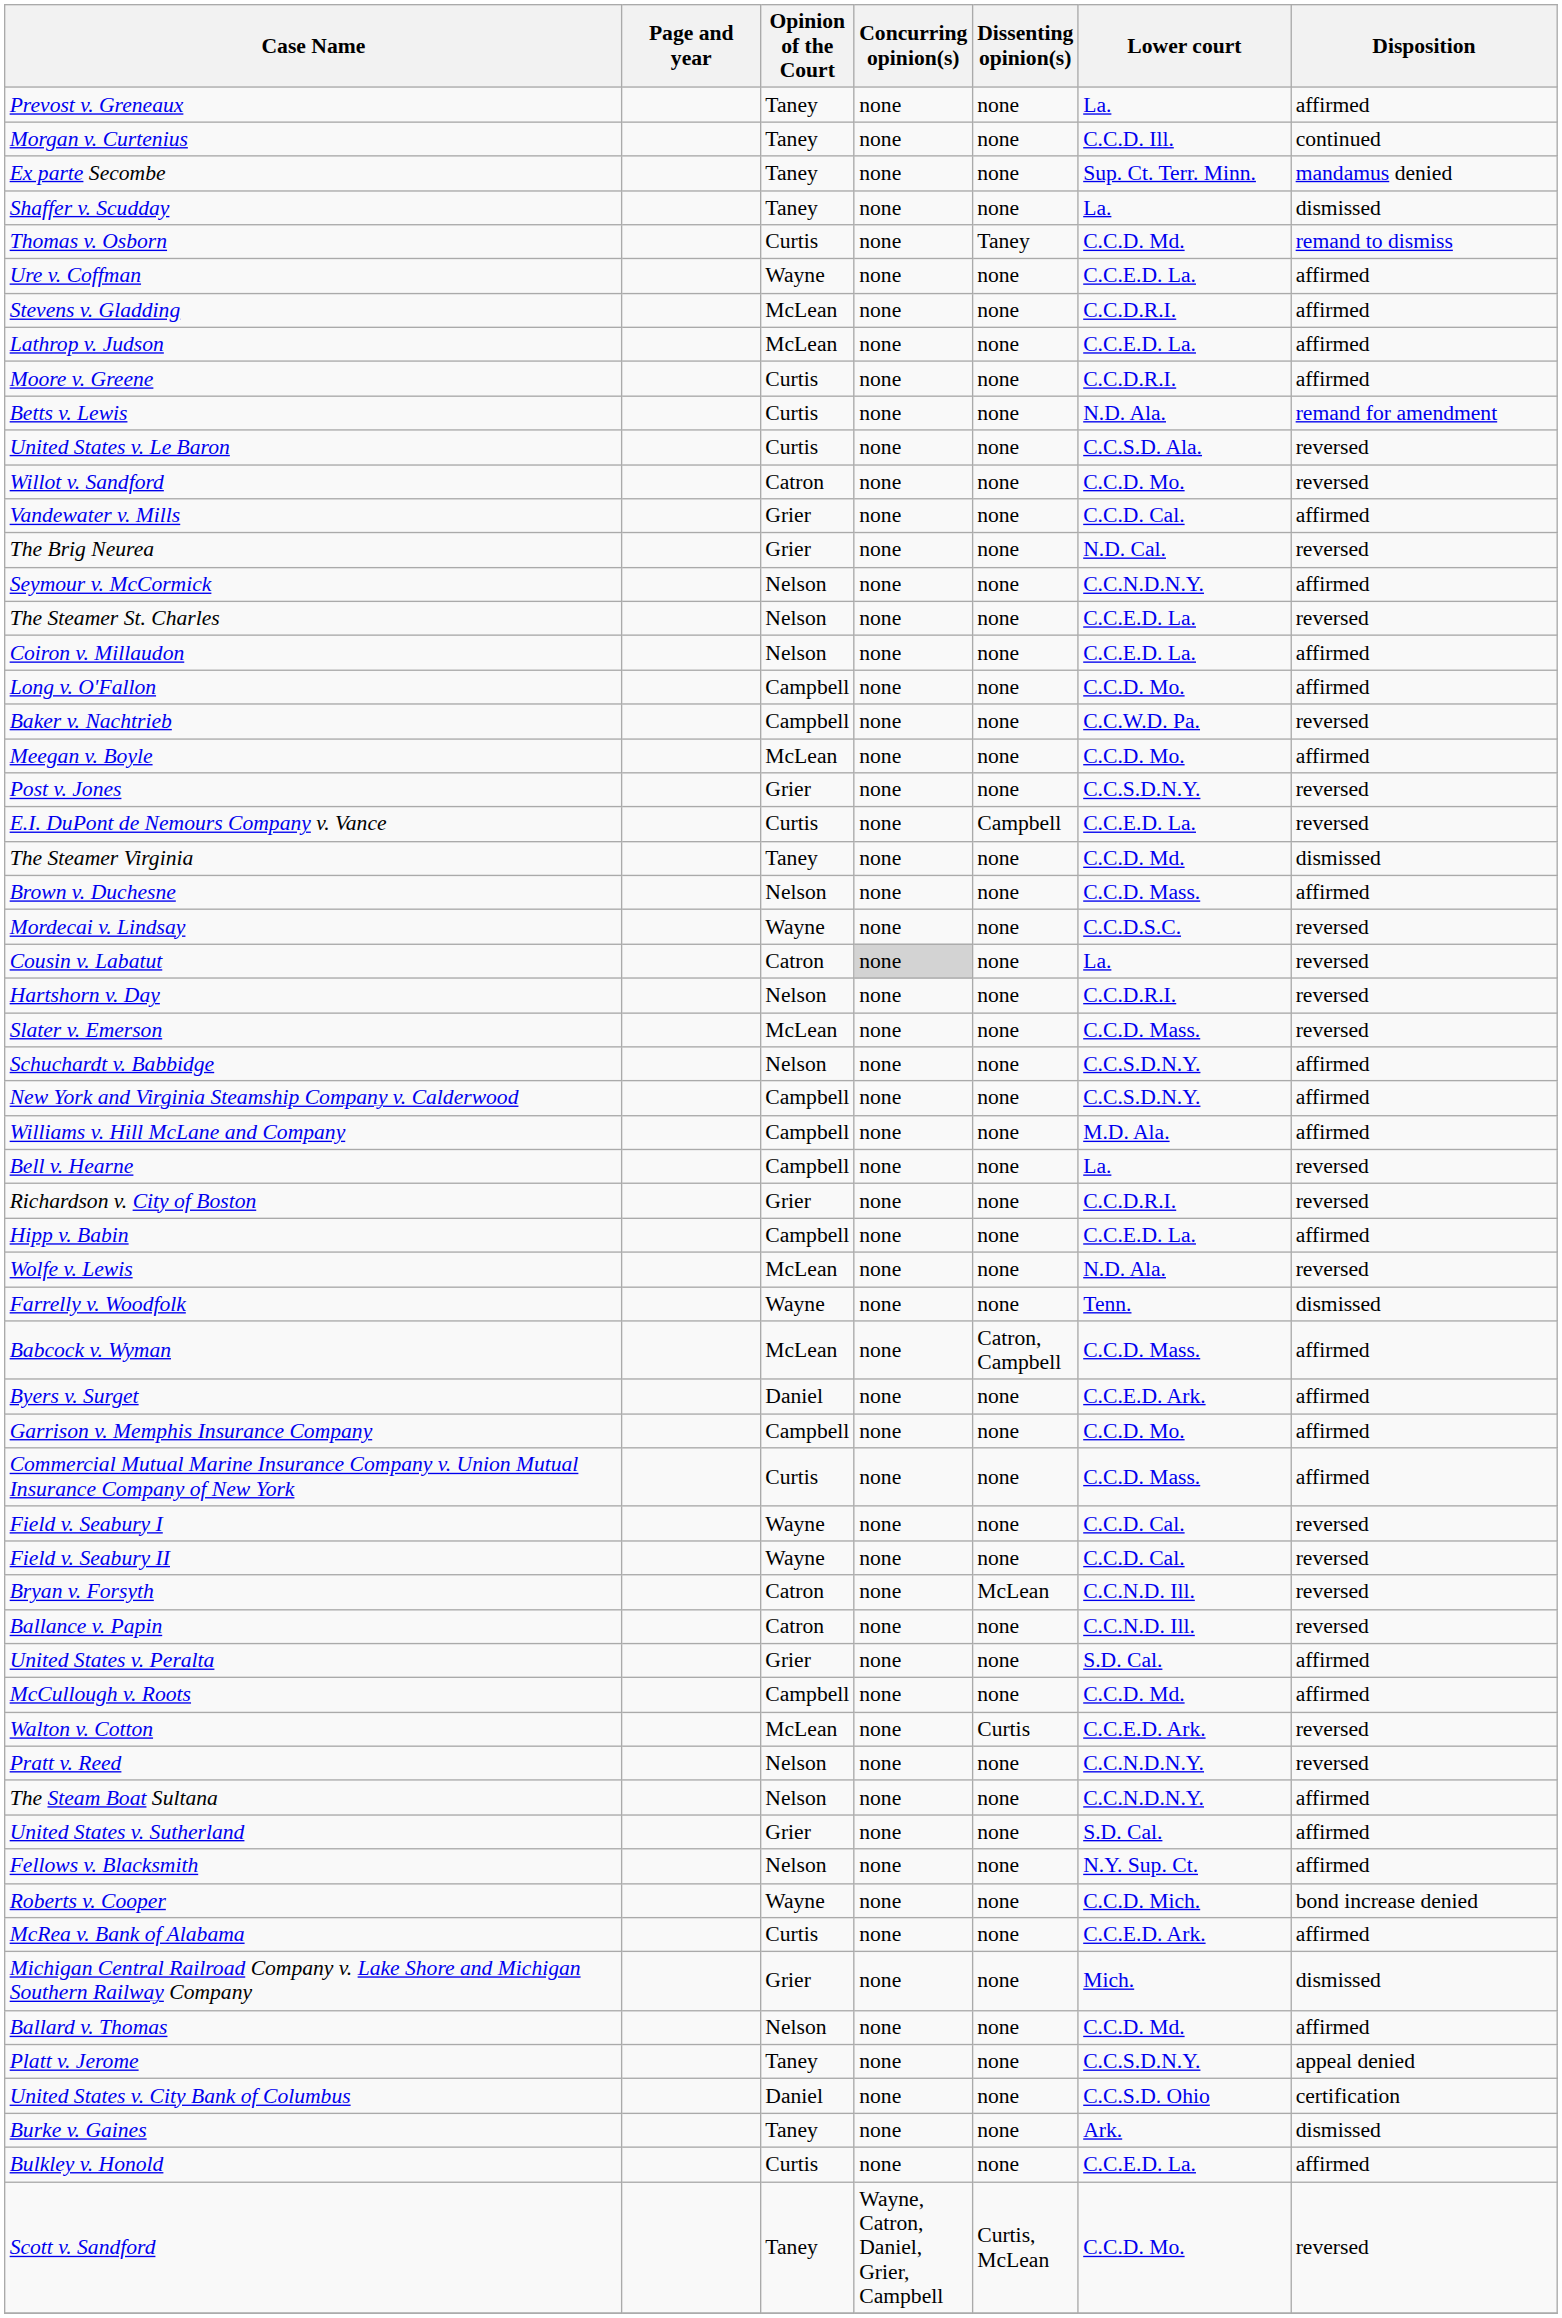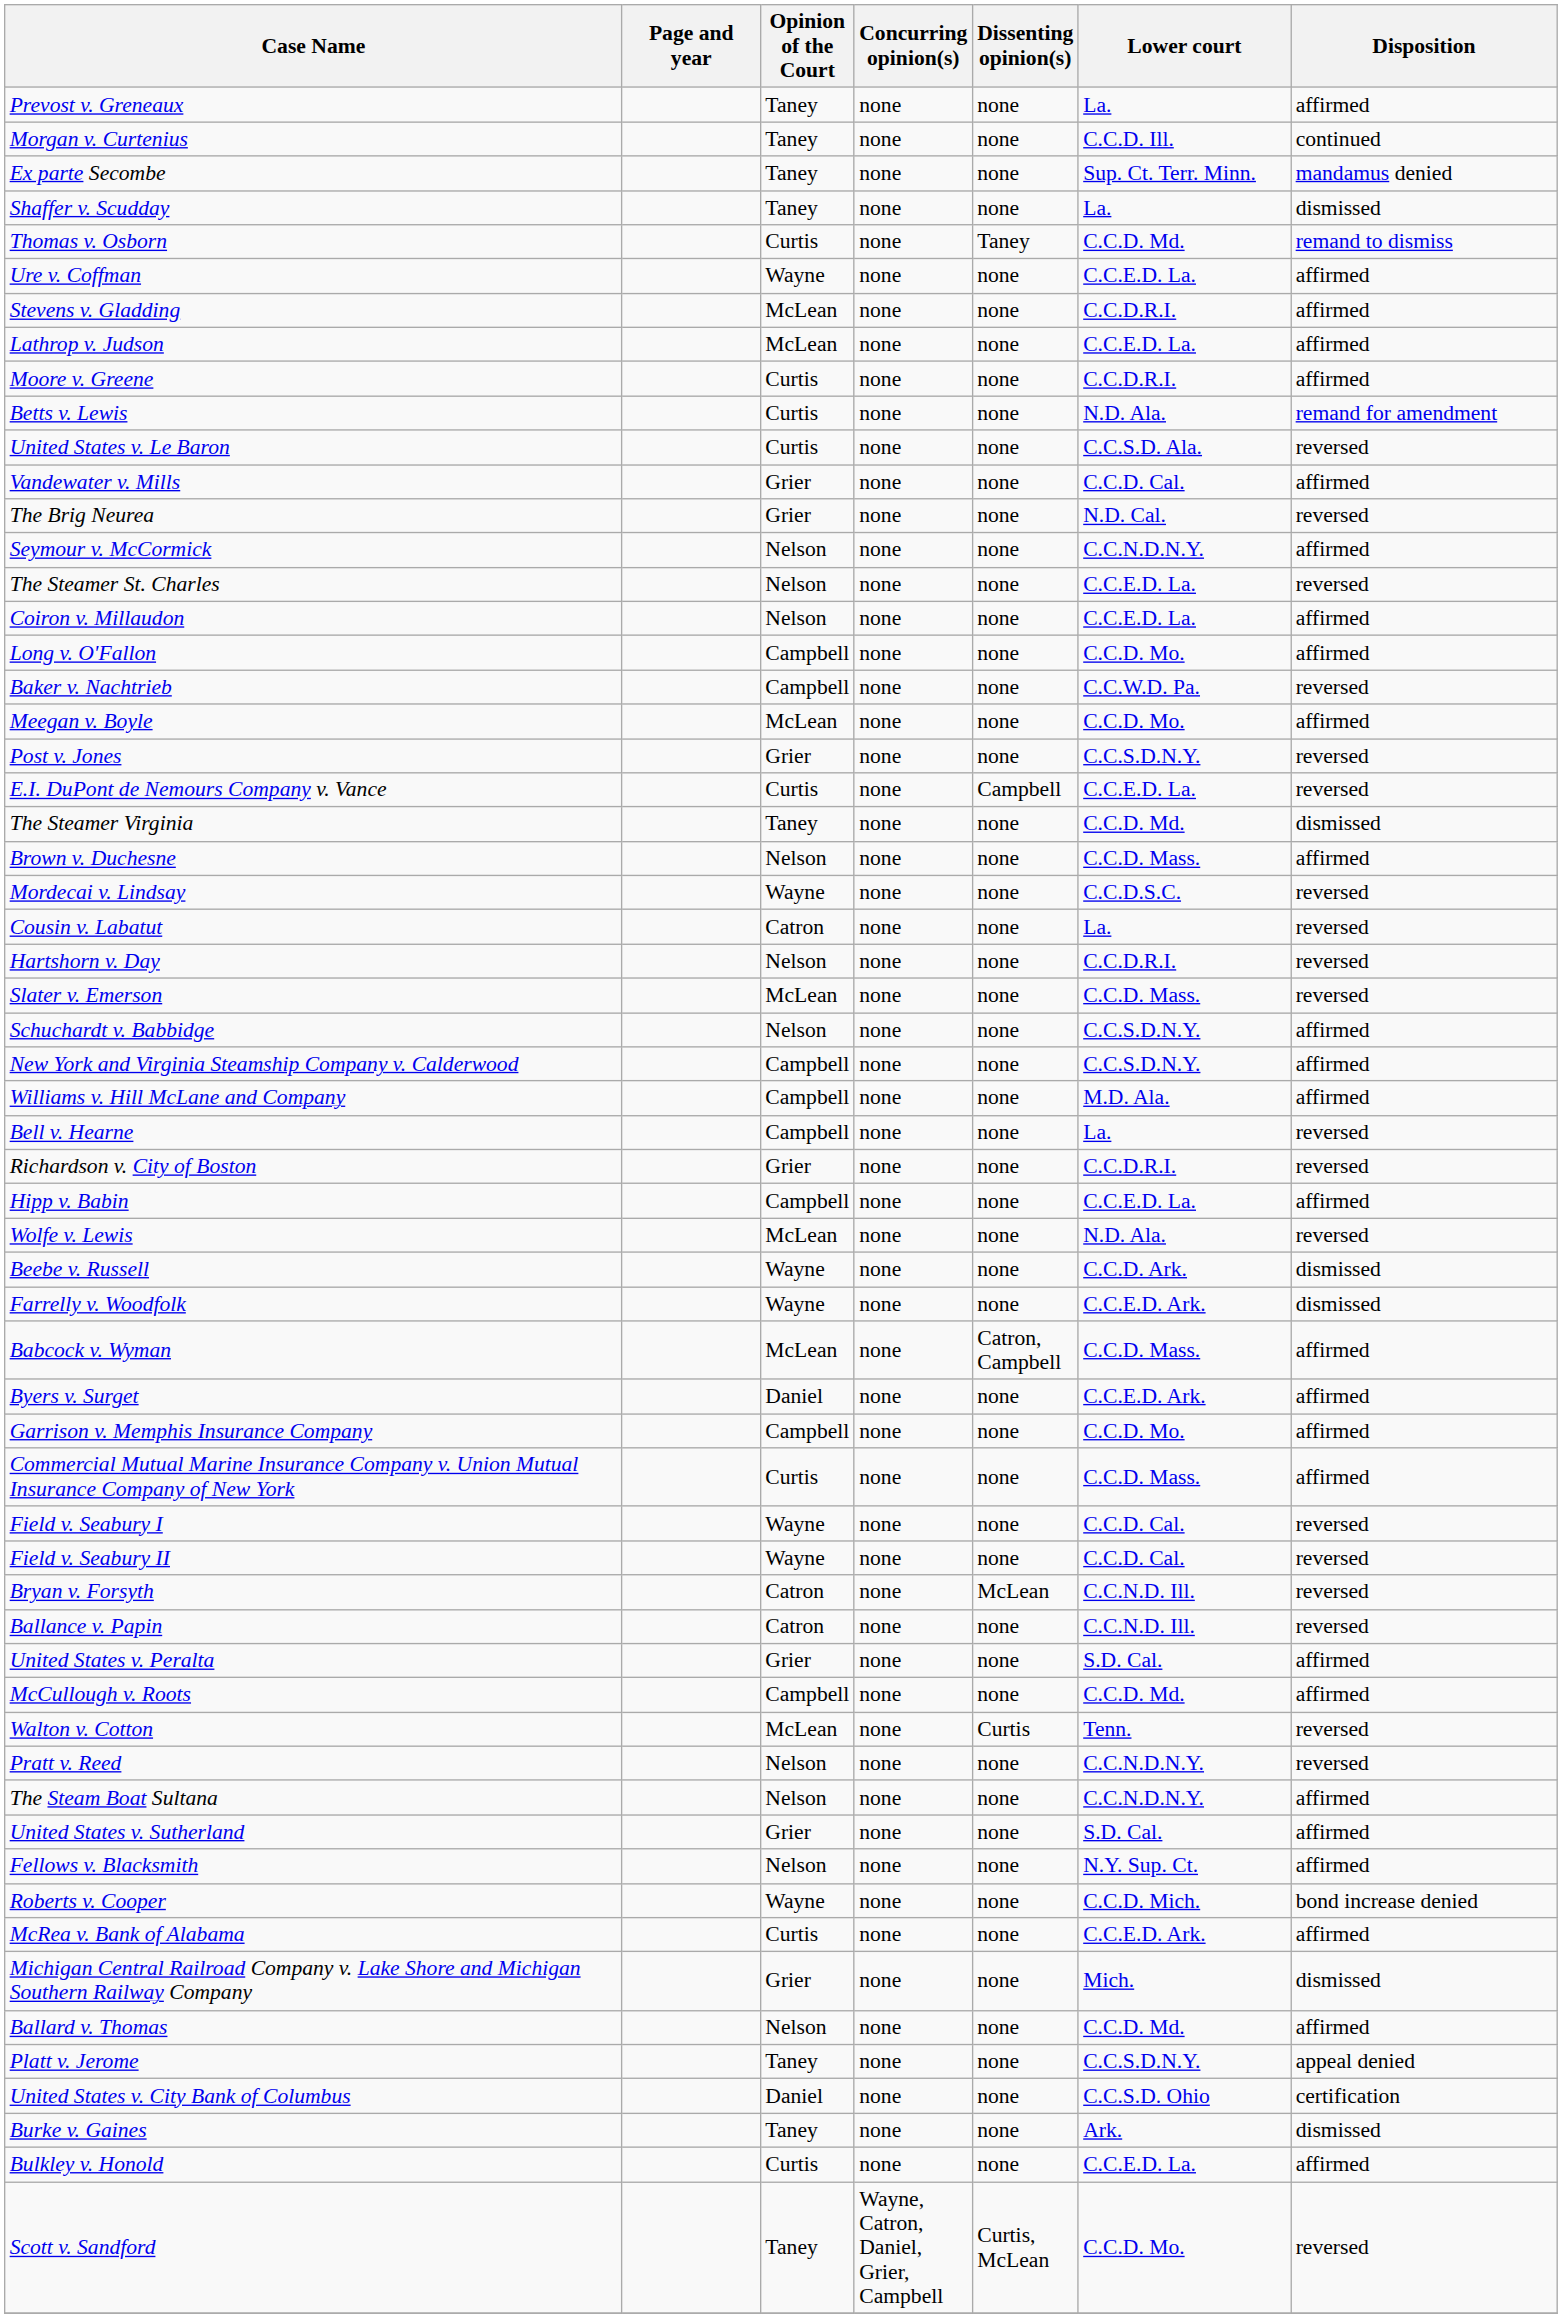- row: (87, 481)
(880, 960) lightgrey background -> (880, 926) no background
+ row: (79, 1269)
(1107, 1303) Tenn. -> (1144, 1303) C.C.E.D. Ark.
(1144, 1728) C.C.E.D. Ark. -> (1107, 1728) Tenn.
